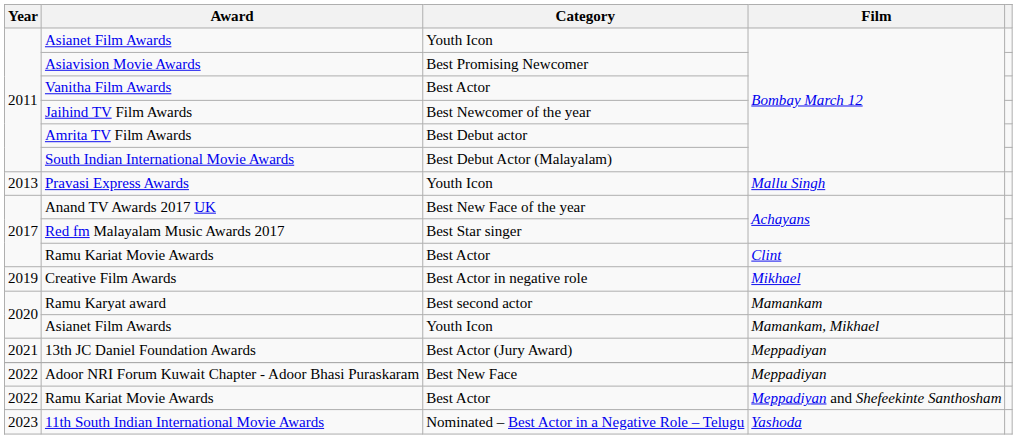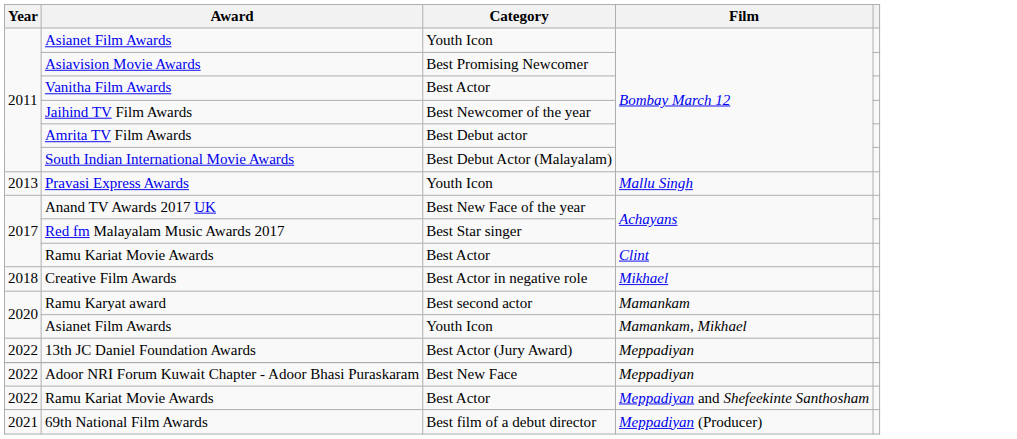(23, 278) 2019 -> (23, 278) 2018
(23, 350) 2021 -> (23, 350) 2022
+ row: (126, 421)
- row: (185, 421)
